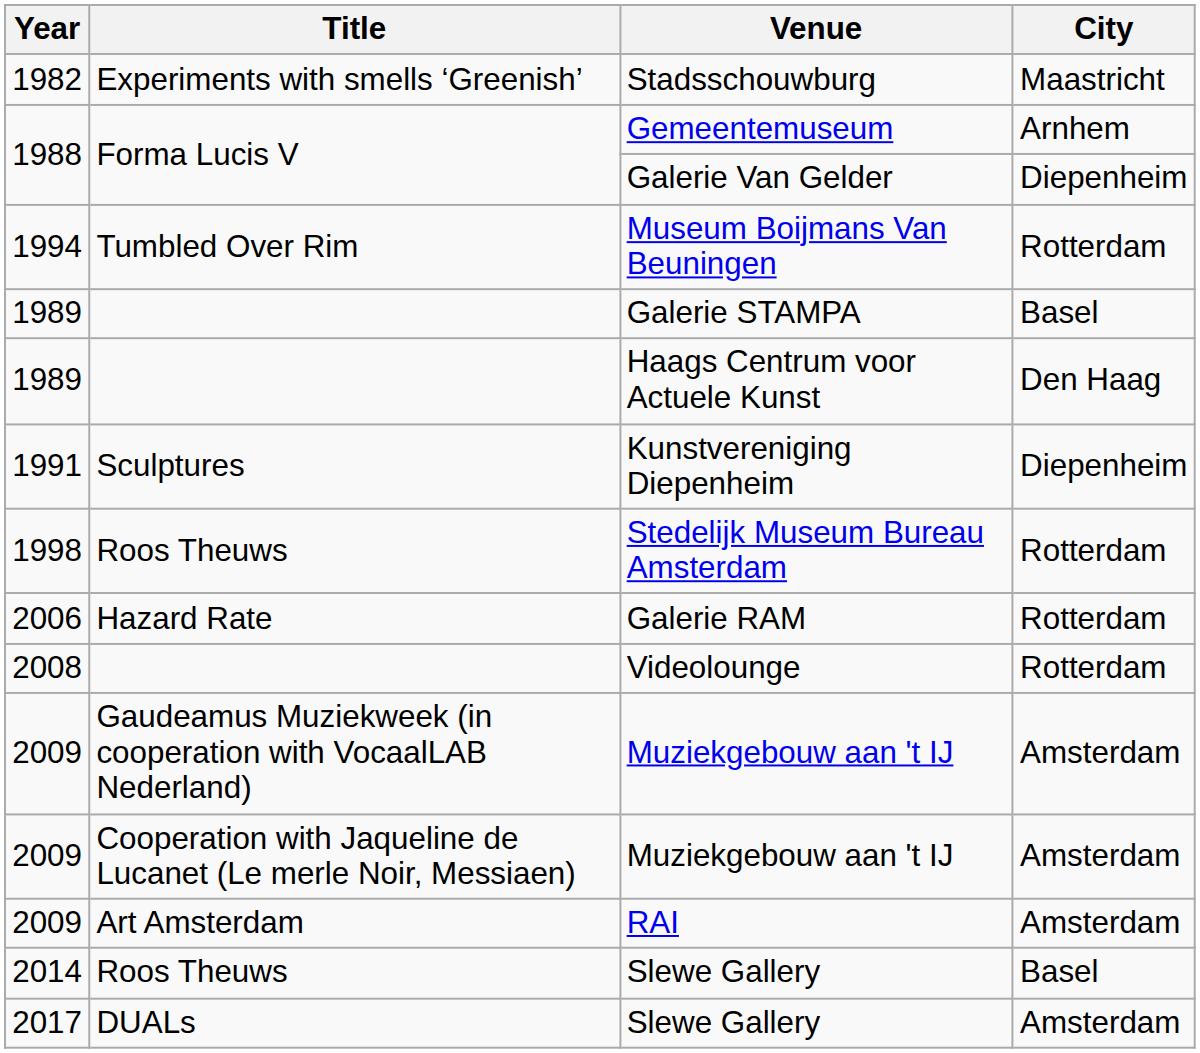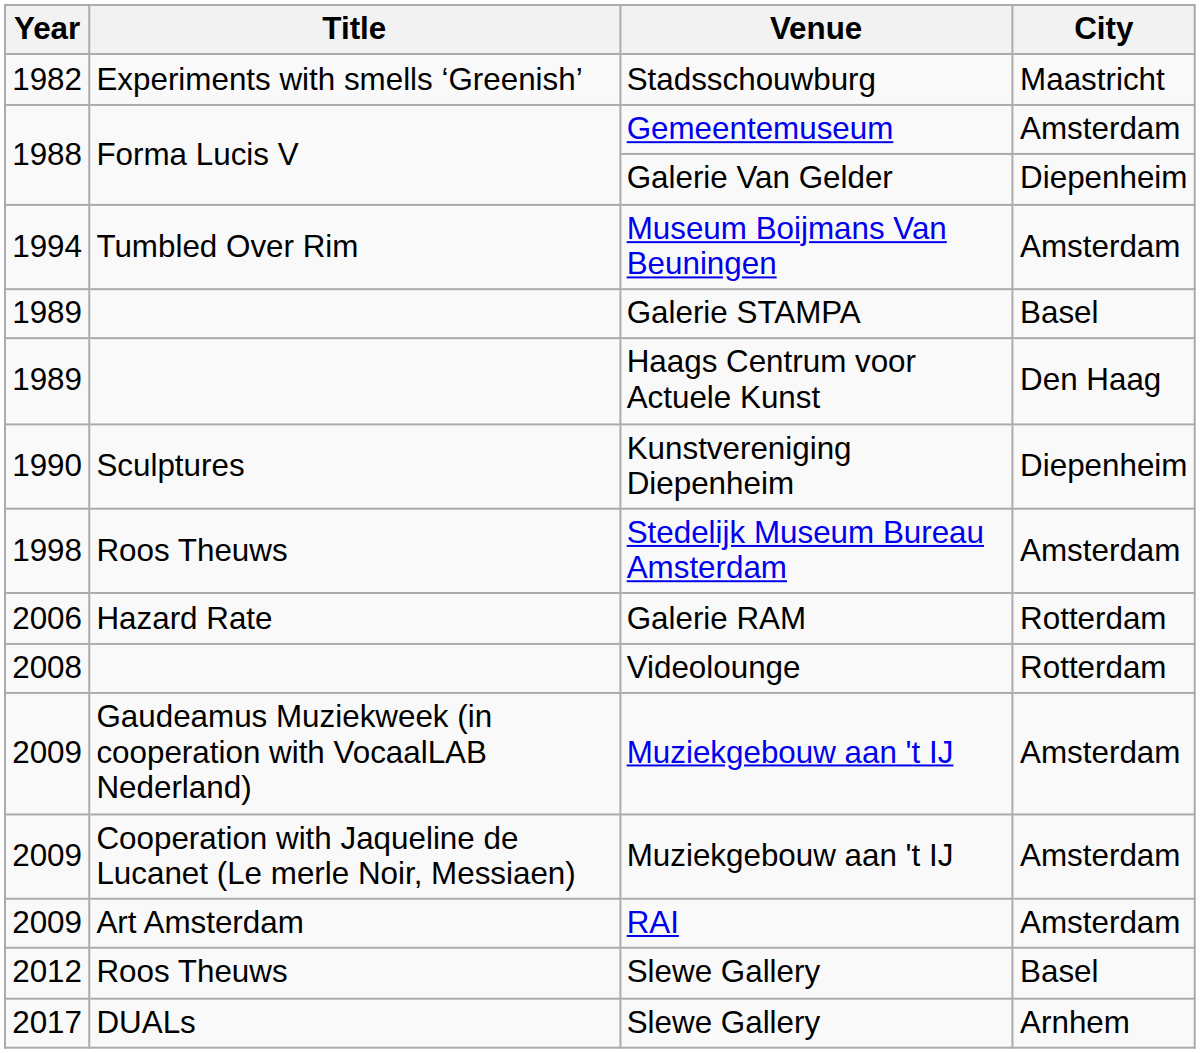(1075, 128) Arnhem -> (1100, 128) Amsterdam
(1093, 245) Rotterdam -> (1100, 245) Amsterdam
(47, 465) 1991 -> (47, 465) 1990
(1093, 550) Rotterdam -> (1100, 550) Amsterdam
(47, 972) 2014 -> (47, 972) 2012
(1100, 1022) Amsterdam -> (1075, 1022) Arnhem
